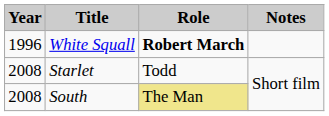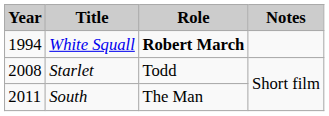(25, 44) 1996 -> (25, 44) 1994
(25, 96) 2008 -> (25, 96) 2011
(173, 96) khaki background -> (173, 96) no background
